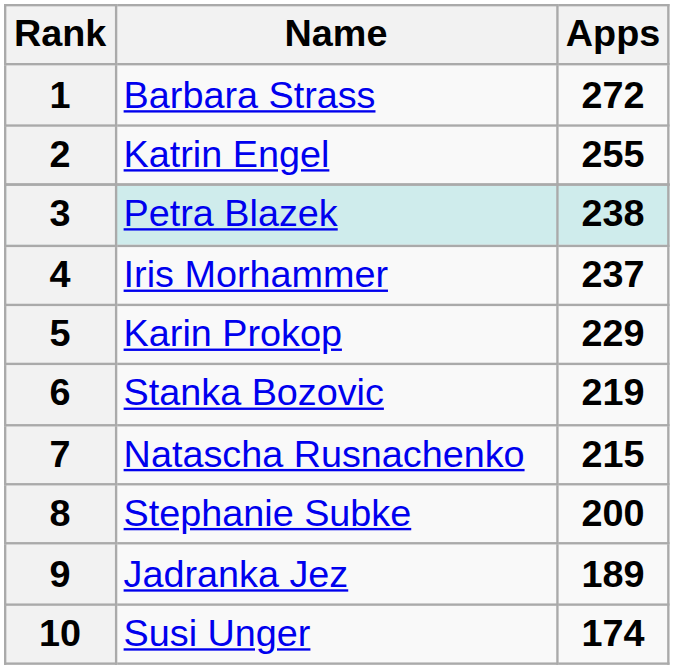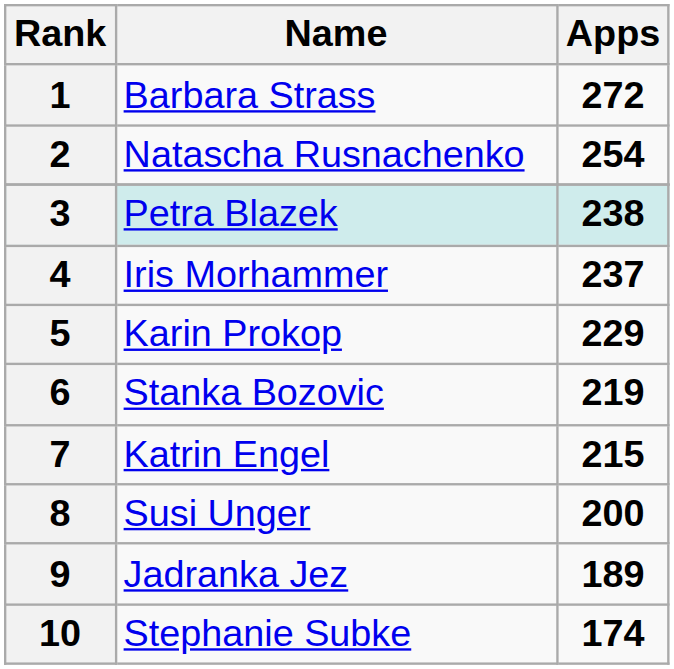(226, 154) Katrin Engel -> (324, 154) Natascha Rusnachenko
(613, 154) 255 -> (613, 154) 254
(324, 453) Natascha Rusnachenko -> (226, 453) Katrin Engel
(267, 513) Stephanie Subke -> (217, 513) Susi Unger
(217, 633) Susi Unger -> (267, 633) Stephanie Subke
